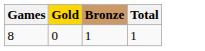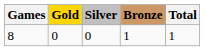+ column: (101, 14)
